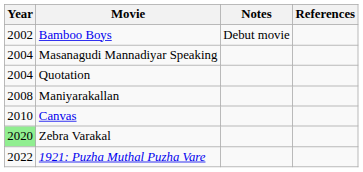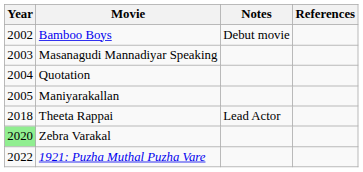(20, 55) 2004 -> (20, 55) 2003
(20, 95) 2008 -> (20, 95) 2005
- row: (58, 116)
+ row: (76, 116)
